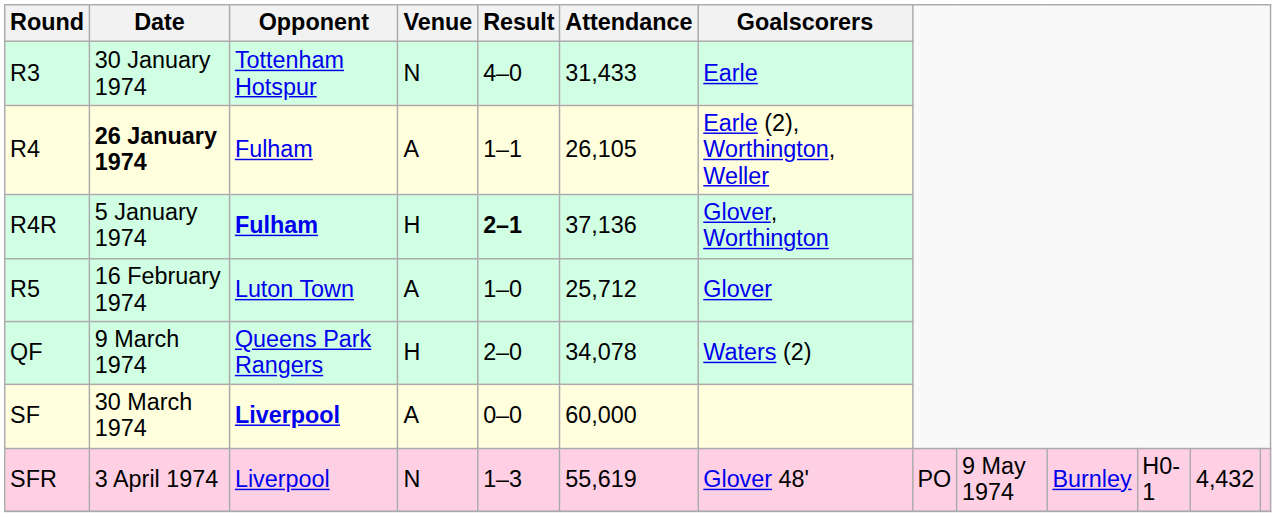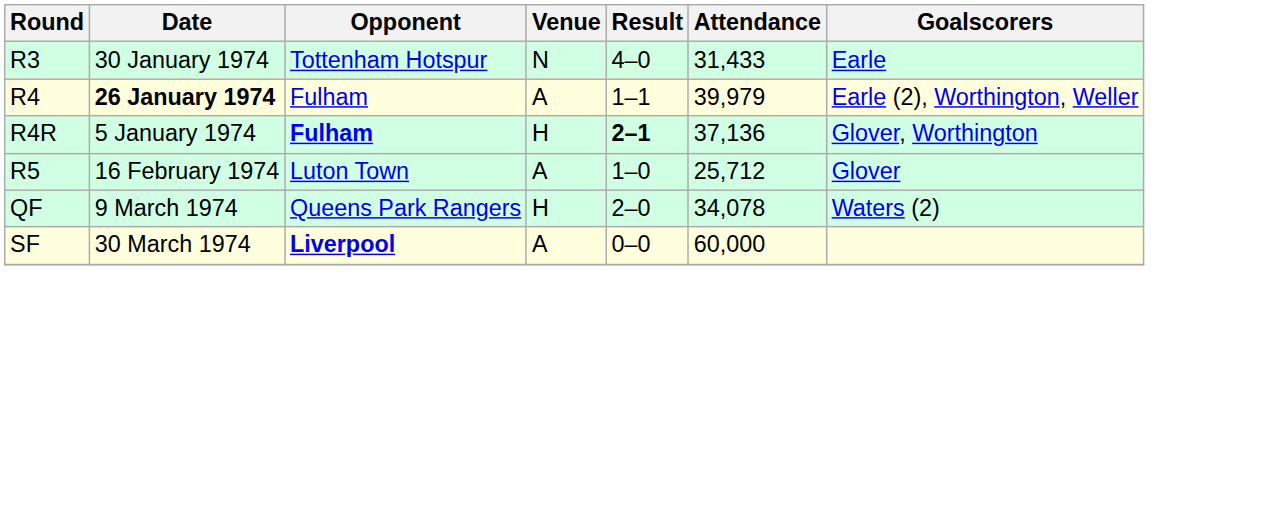(601, 149) 26,105 -> (729, 97) 39,979
- row: (33, 479)
